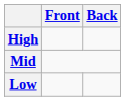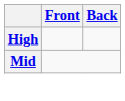- row: (23, 84)
